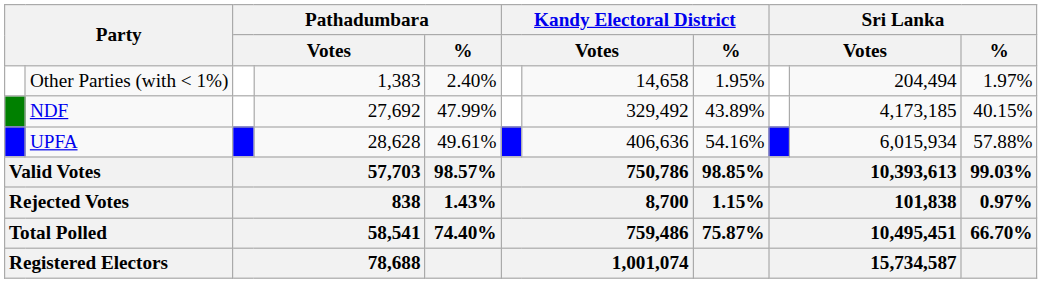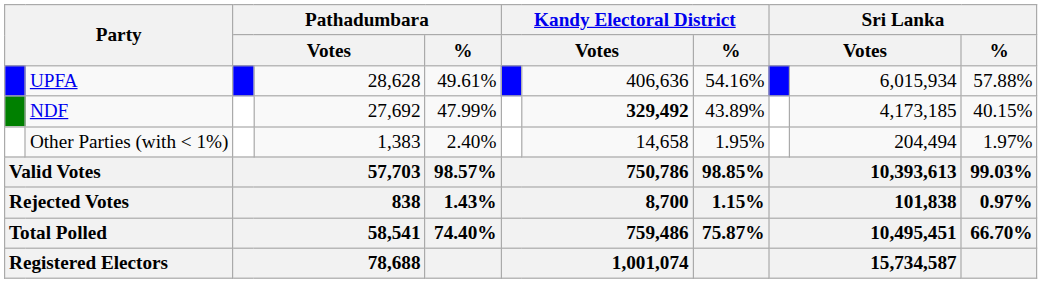rows swapped: (54, 141) <-> (129, 80)
(657, 111) normal -> (657, 111) bold
